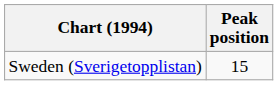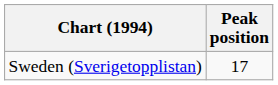(239, 65) 15 -> (239, 65) 17
